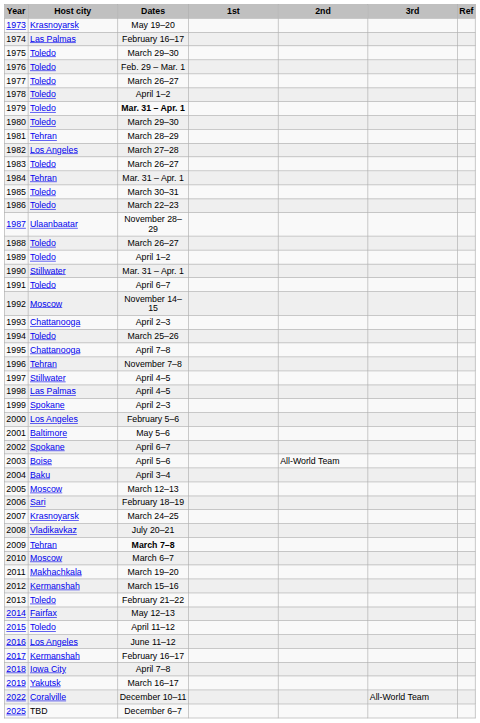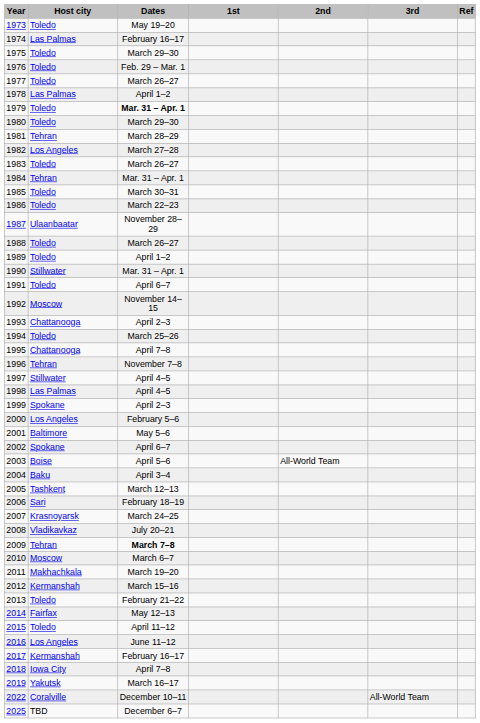(54, 26) Krasnoyarsk -> (43, 26) Toledo
(43, 95) Toledo -> (53, 95) Las Palmas
(46, 489) Moscow -> (48, 489) Tashkent
